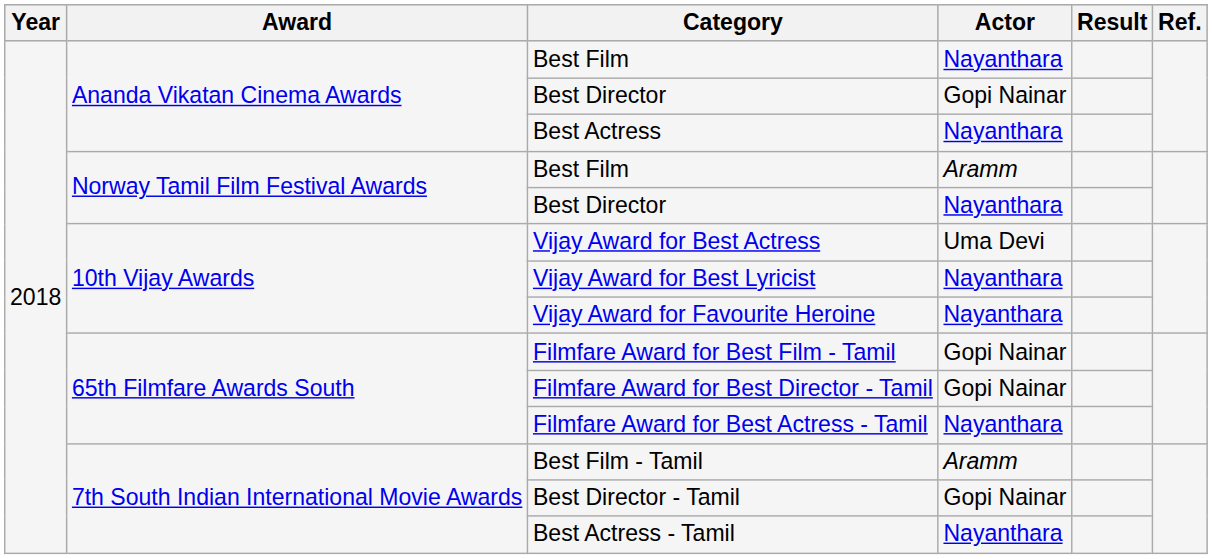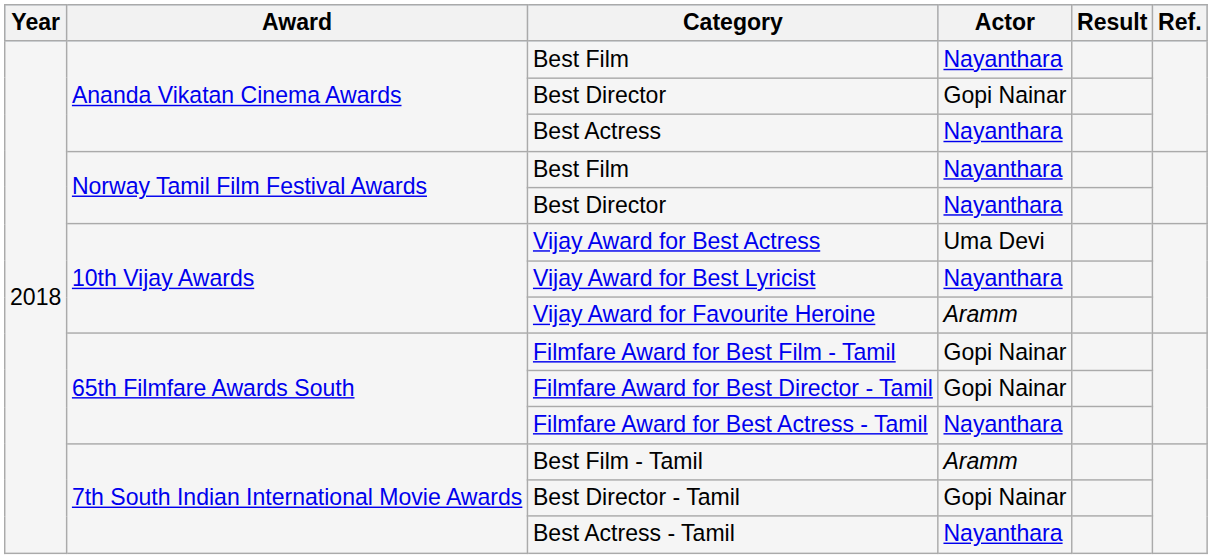(981, 168) Aramm -> (1003, 168) Nayanthara
(1003, 315) Nayanthara -> (981, 315) Aramm
